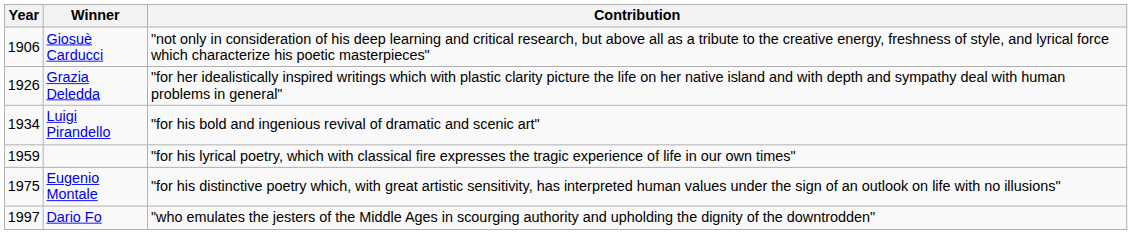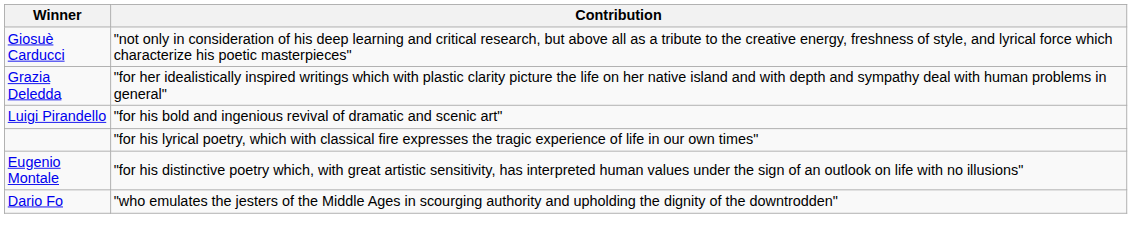- column: (24, 15)
